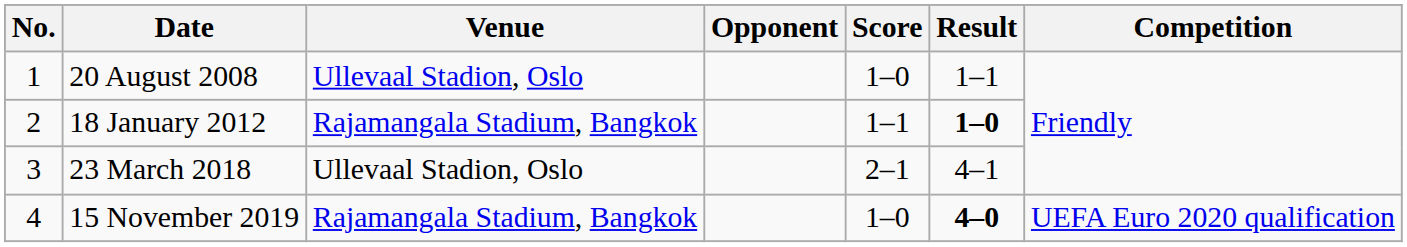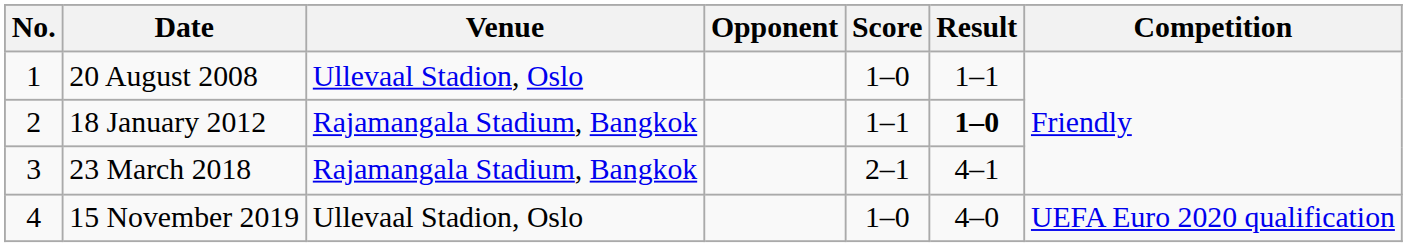(448, 169) Ullevaal Stadion, Oslo -> (505, 169) Rajamangala Stadium, Bangkok
(505, 216) Rajamangala Stadium, Bangkok -> (448, 216) Ullevaal Stadion, Oslo
(977, 216) bold -> (977, 216) normal
